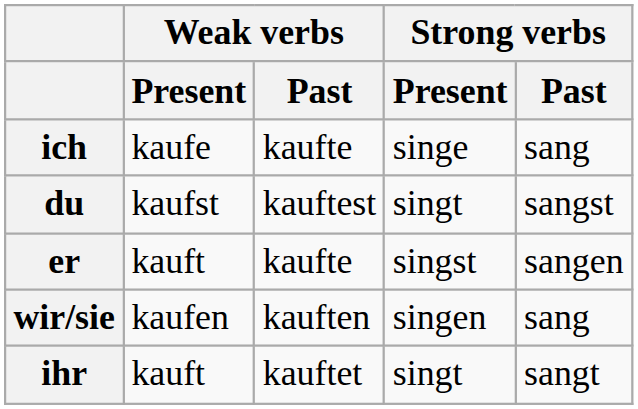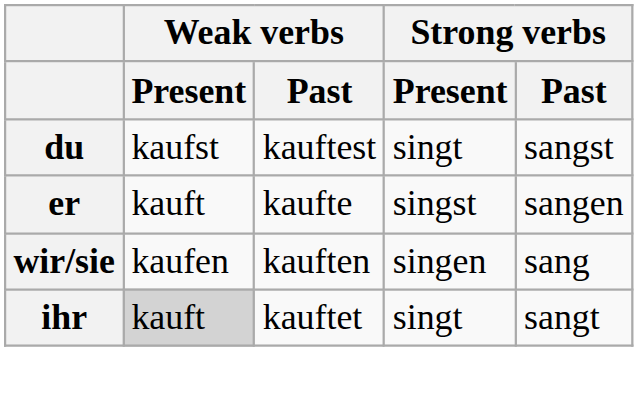- row: (64, 146)
(168, 373) no background -> (168, 317) lightgrey background
